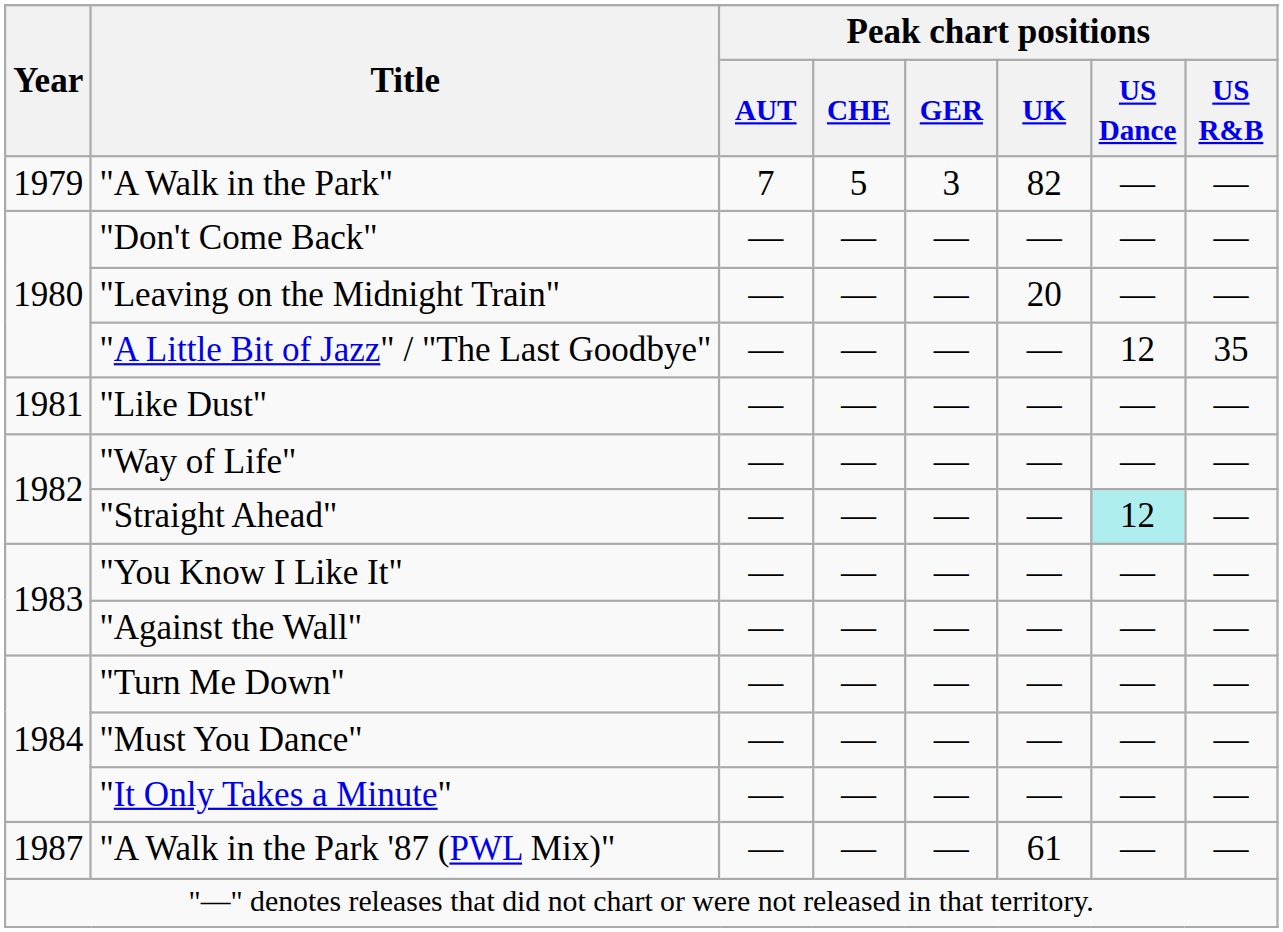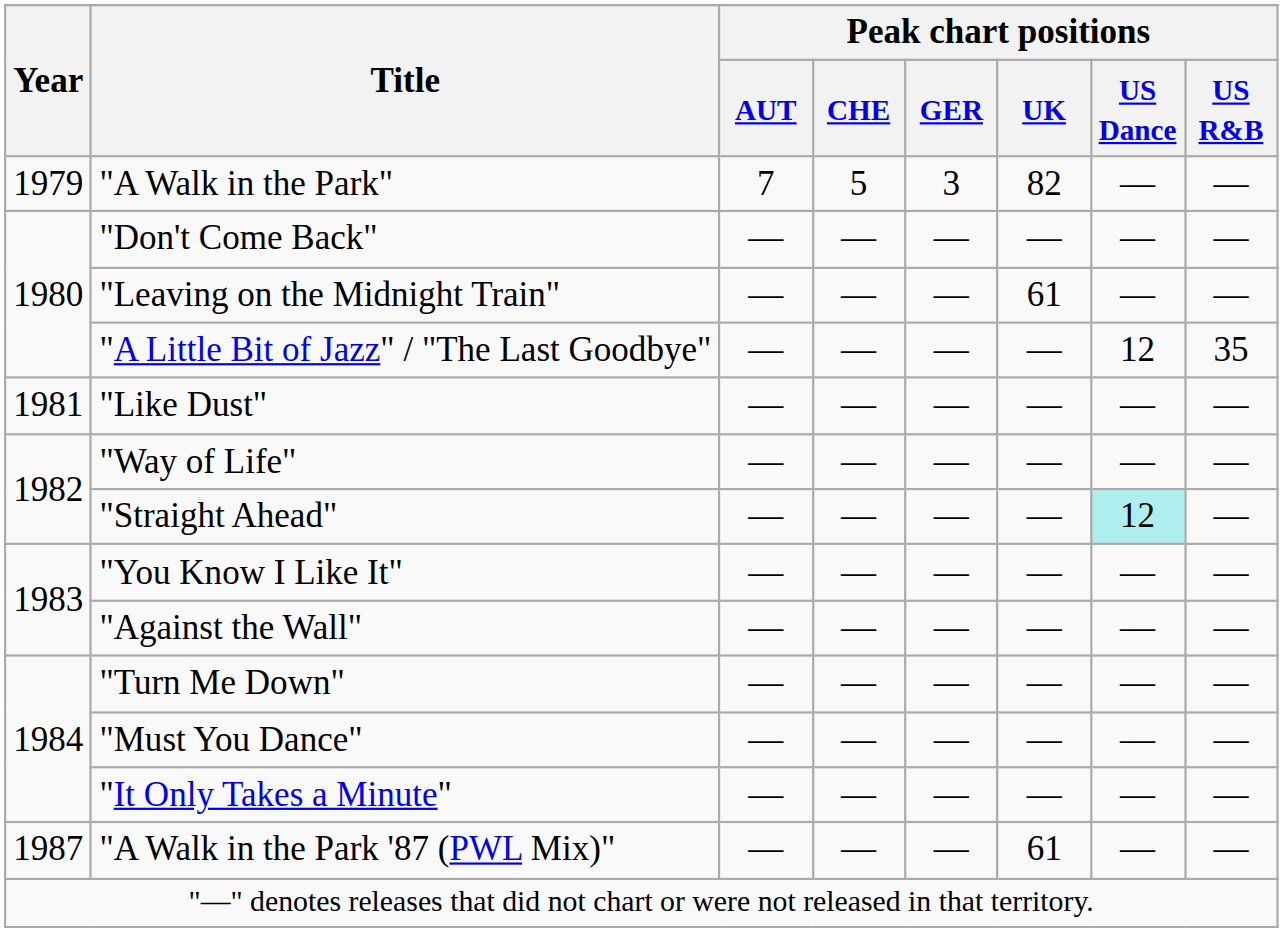(1044, 293) 20 -> (1044, 293) 61
